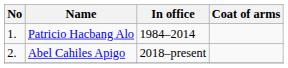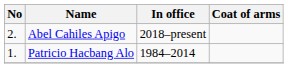rows swapped: (81, 33) <-> (77, 53)
